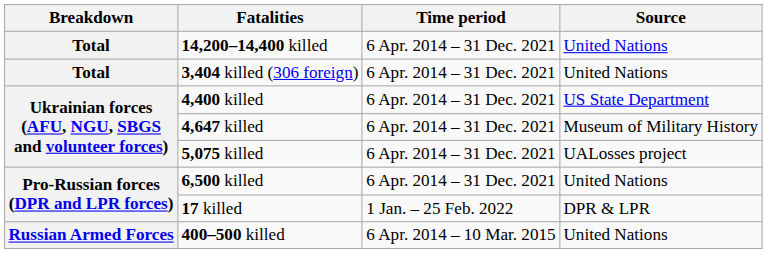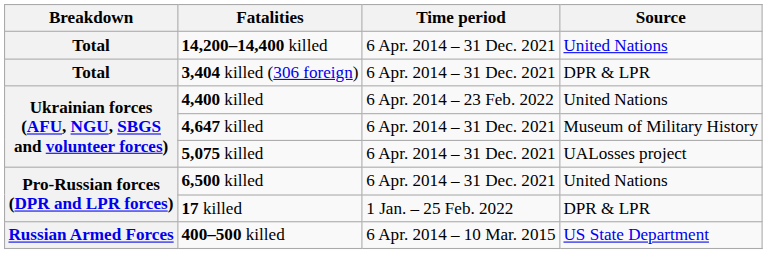(616, 72) United Nations -> (607, 72) DPR & LPR
(461, 99) 6 Apr. 2014 – 31 Dec. 2021 -> (460, 99) 6 Apr. 2014 – 23 Feb. 2022
(636, 99) US State Department -> (616, 99) United Nations
(616, 235) United Nations -> (636, 235) US State Department
